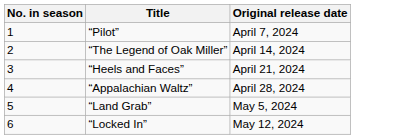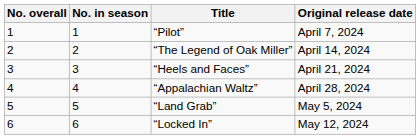+ column: (37, 13)
